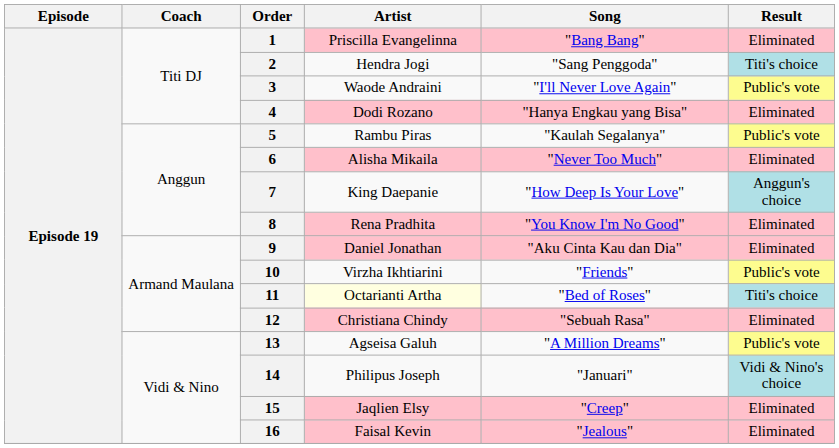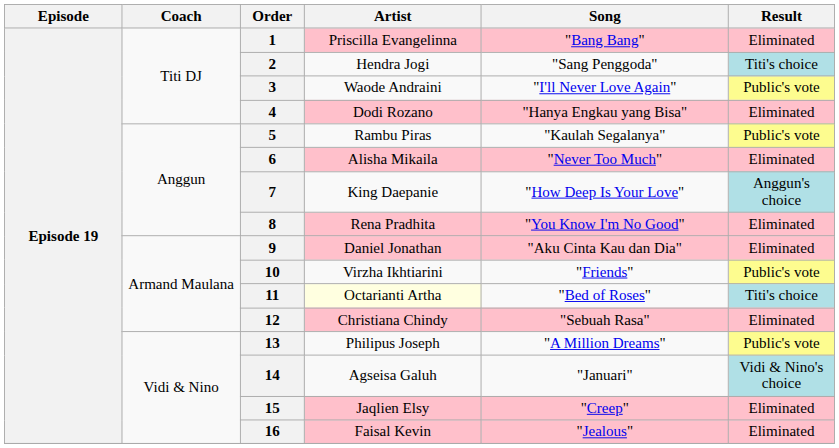(393, 343) Agseisa Galuh -> (393, 343) Philipus Joseph
(393, 375) Philipus Joseph -> (393, 375) Agseisa Galuh
